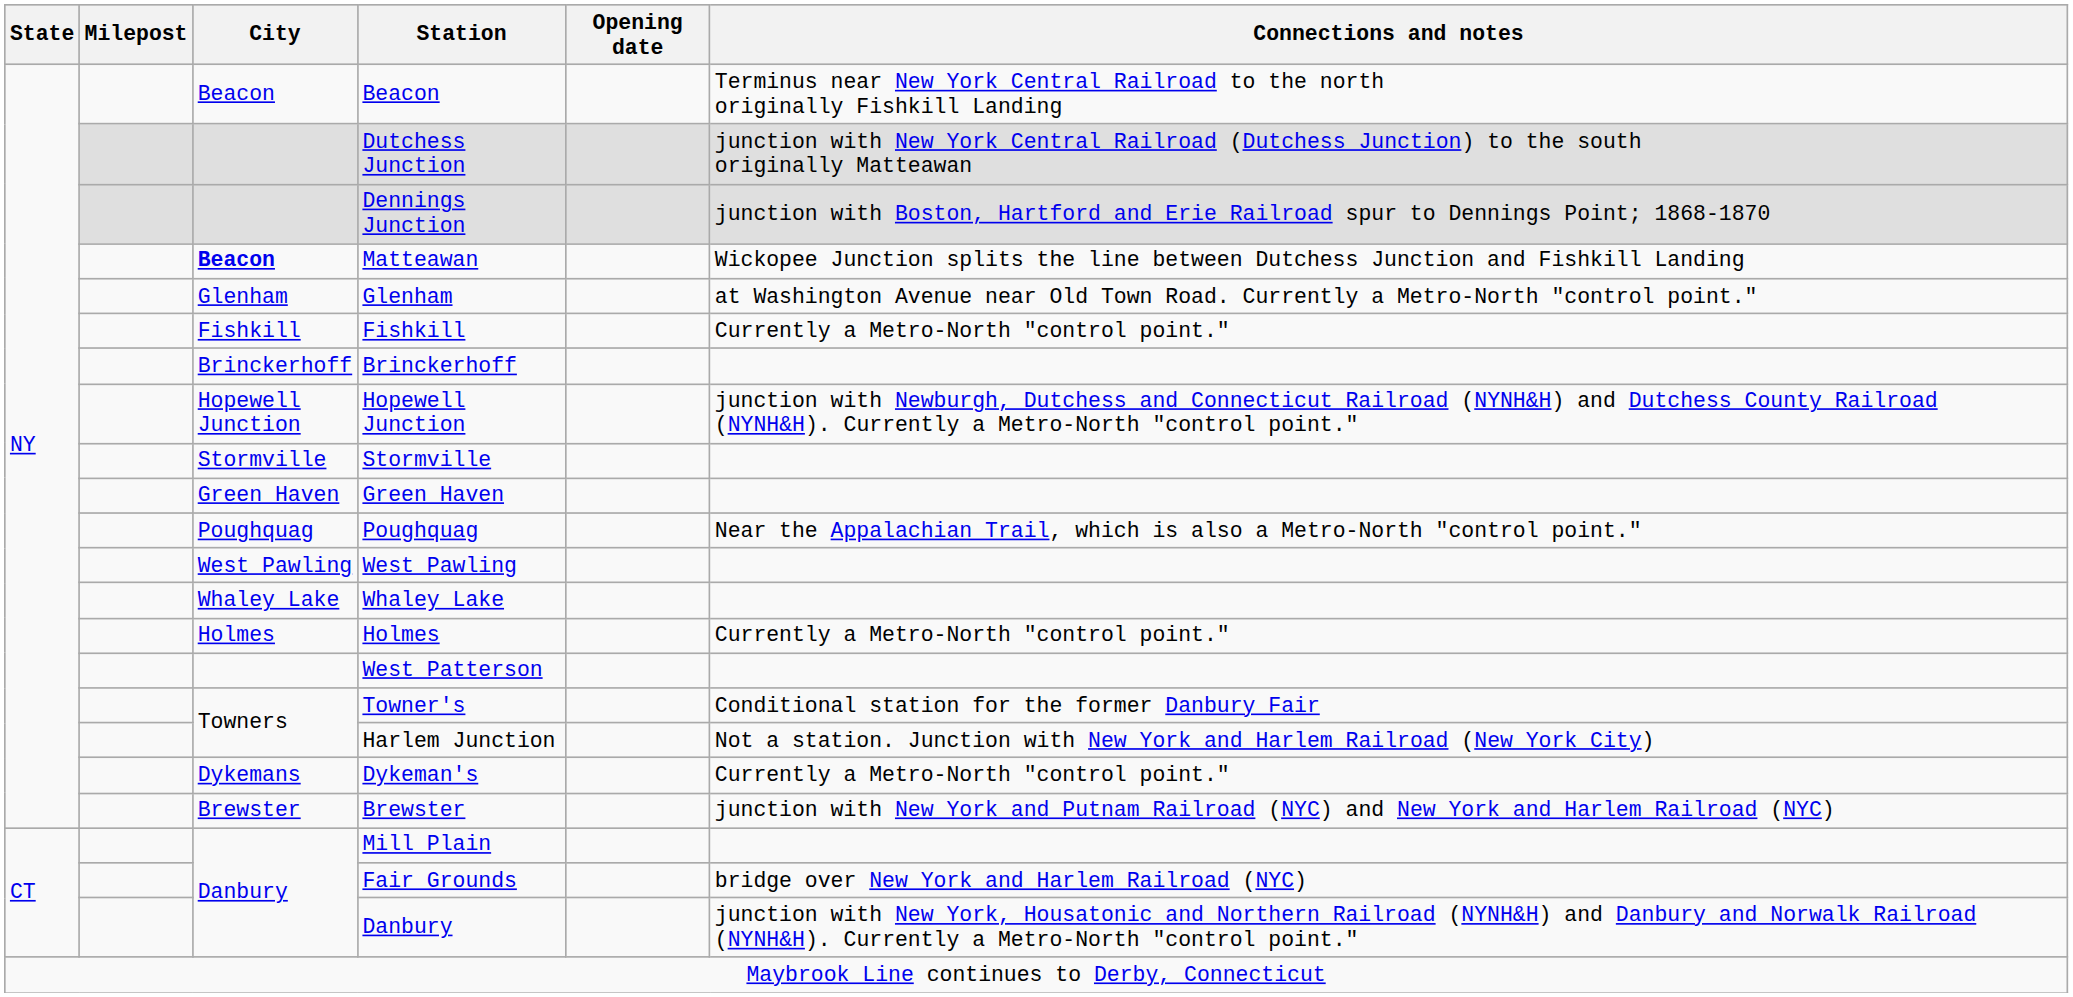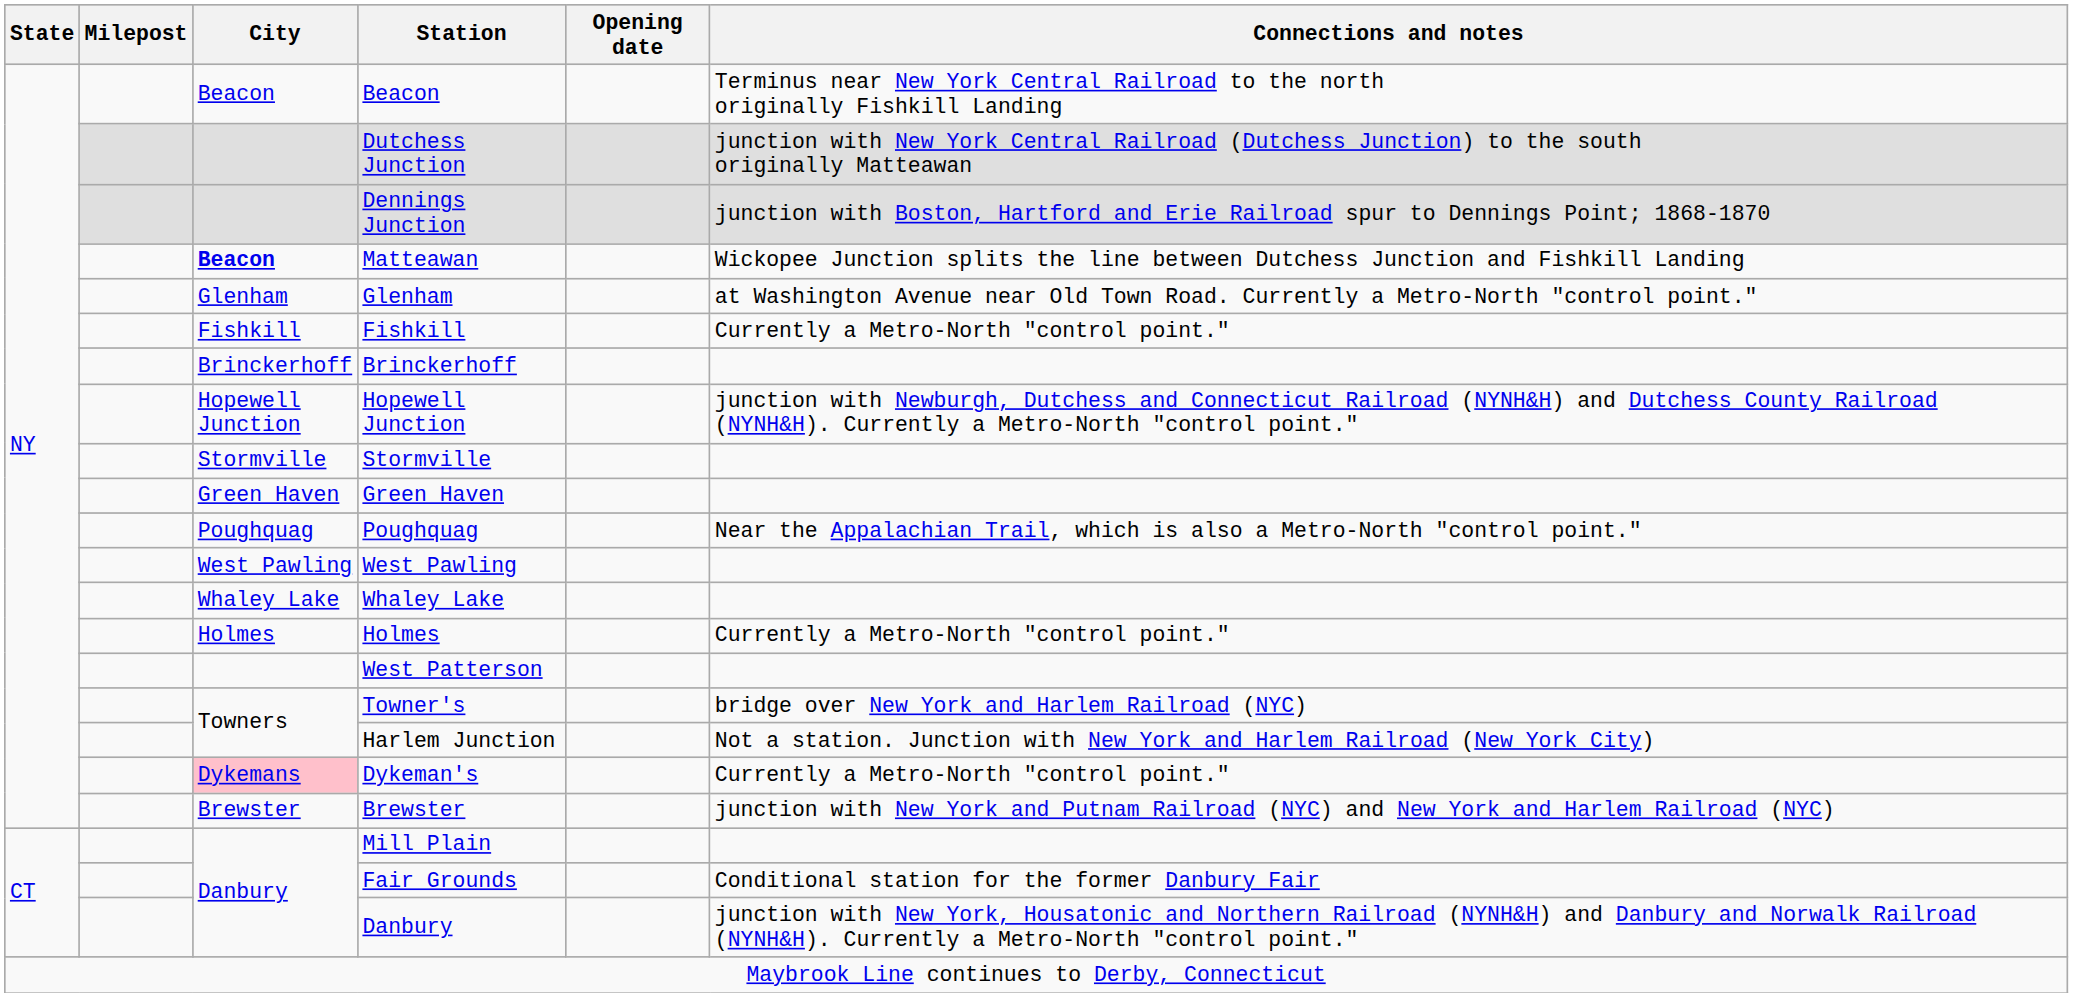(1017, 705) Conditional station for the former Danbury Fair -> (1011, 705) bridge over New York and Harlem Railroad (NYC)
(249, 775) no background -> (249, 775) pink background
(1011, 880) bridge over New York and Harlem Railroad (NYC) -> (1017, 880) Conditional station for the former Danbury Fair
